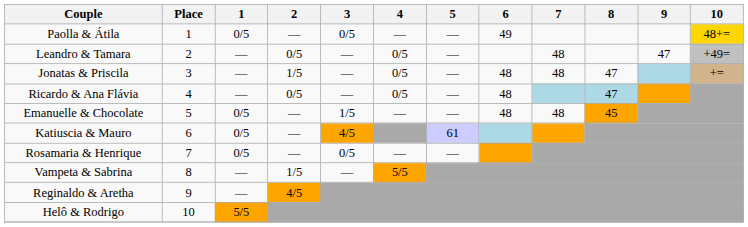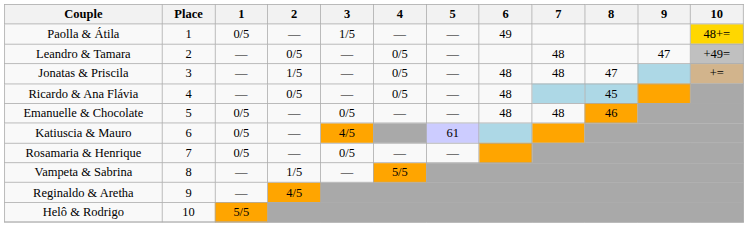(347, 34) 0/5 -> (347, 34) 1/5
(611, 93) 47 -> (611, 93) 45
(347, 113) 1/5 -> (347, 113) 0/5
(611, 113) 45 -> (611, 113) 46
